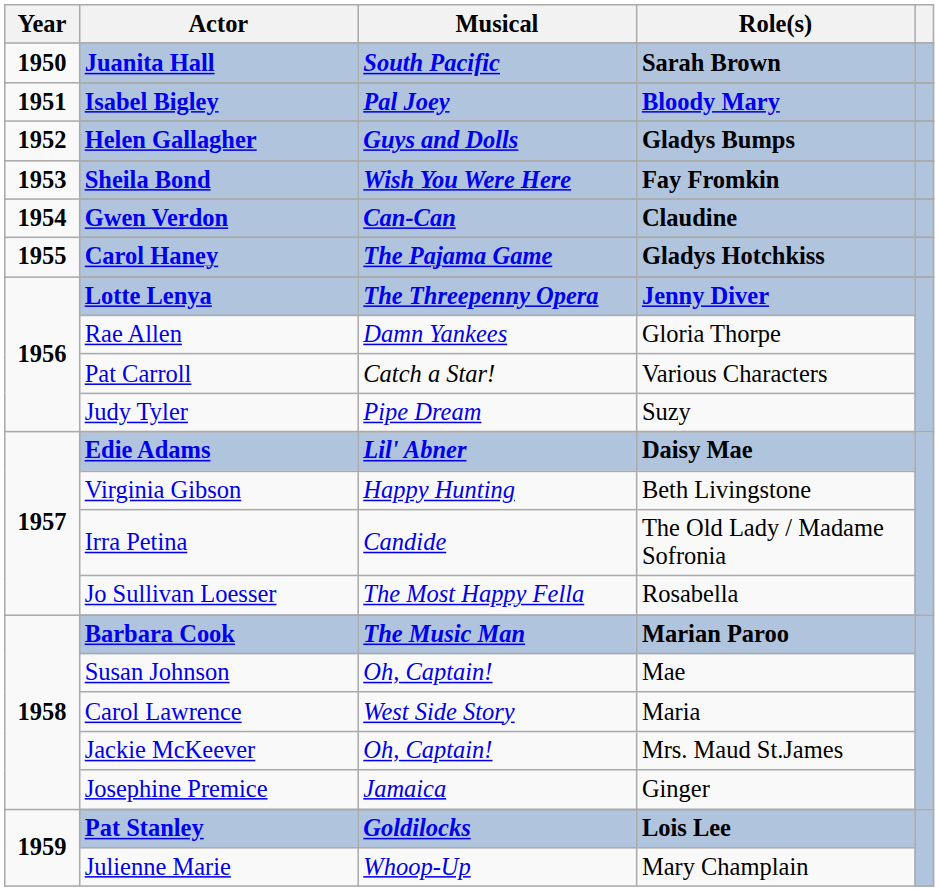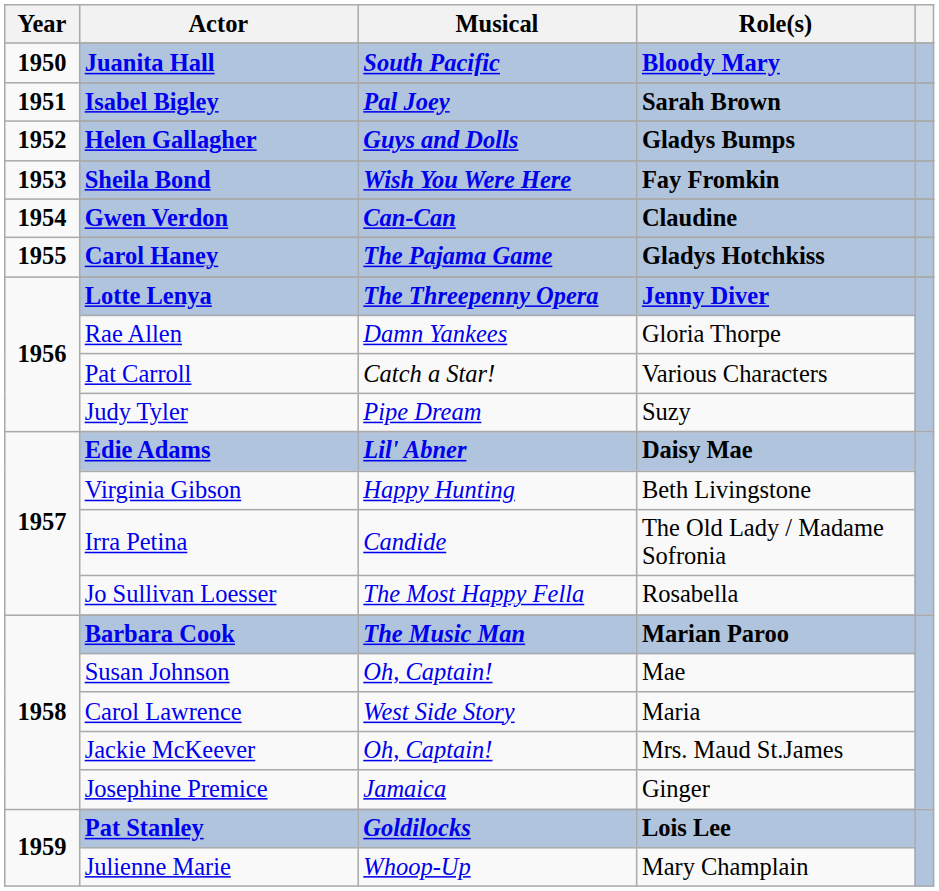(711, 62) Sarah Brown -> (711, 62) Bloody Mary
(711, 101) Bloody Mary -> (711, 101) Sarah Brown
